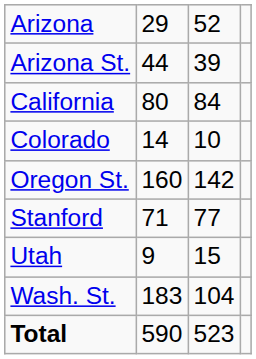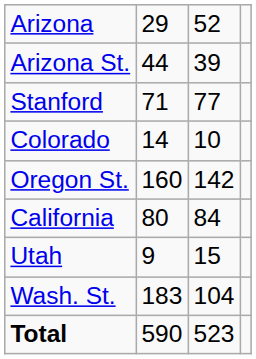rows swapped: (62, 101) <-> (57, 218)
